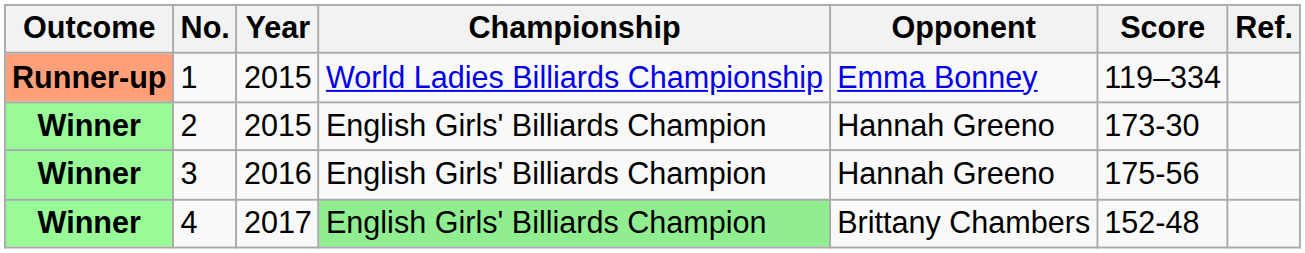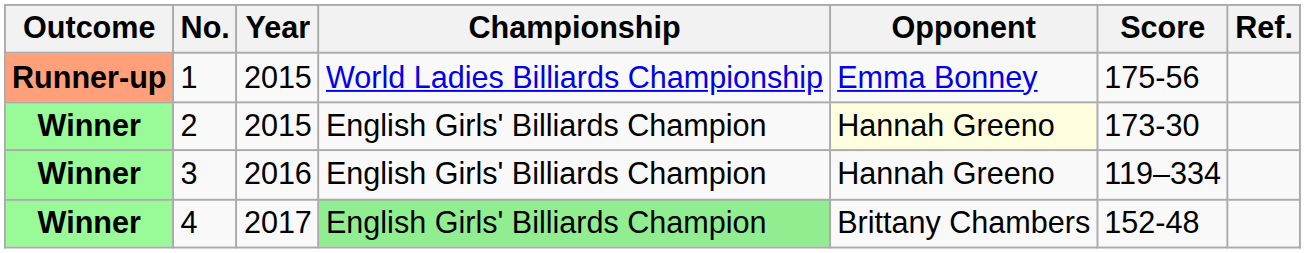(1163, 77) 119–334 -> (1152, 77) 175-56
(946, 125) no background -> (946, 125) lightyellow background
(1152, 174) 175-56 -> (1163, 174) 119–334
